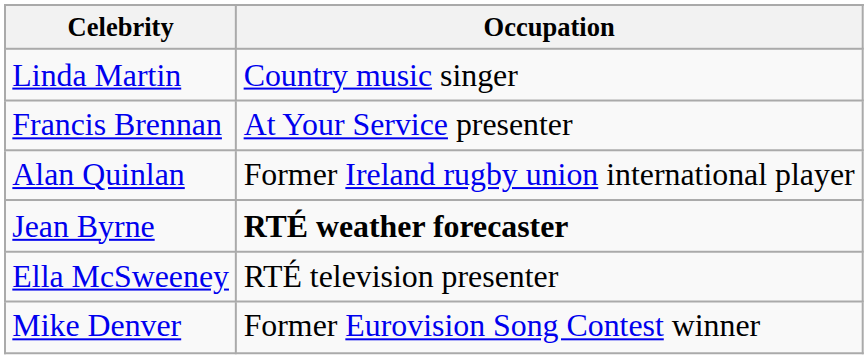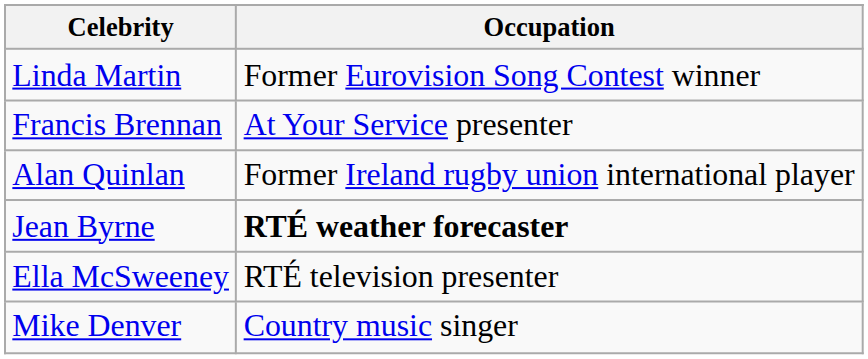(381, 74) Country music singer -> (502, 74) Former Eurovision Song Contest winner
(502, 326) Former Eurovision Song Contest winner -> (381, 326) Country music singer
